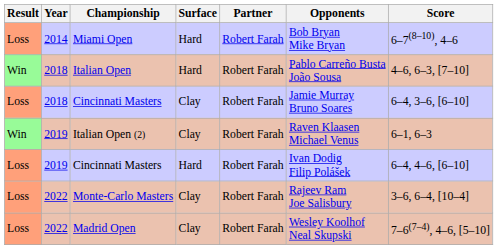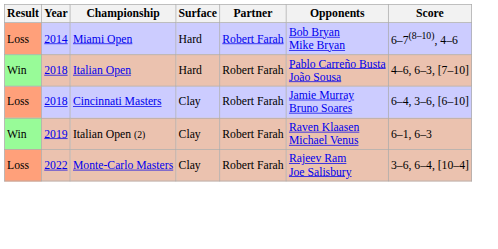- row: (56, 165)
- row: (56, 228)
